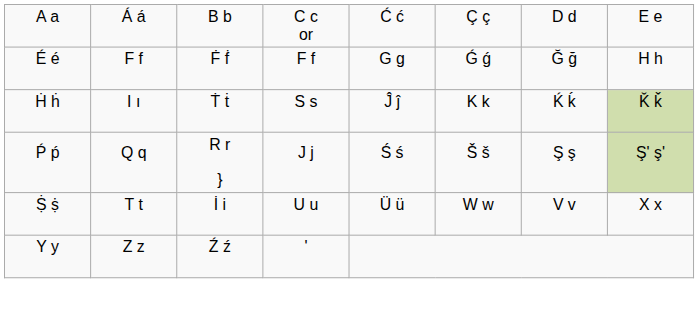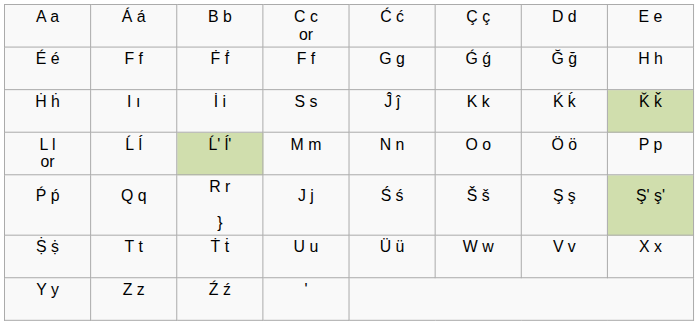(220, 102) Ṫ ṫ -> (220, 102) İ i
+ row: (48, 153)
(220, 204) İ i -> (220, 247) Ṫ ṫ
